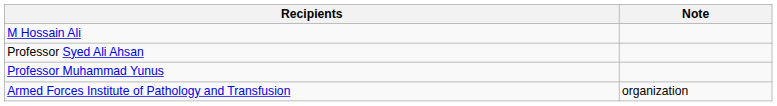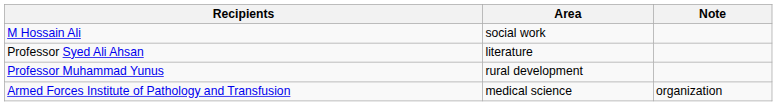+ column: (568, 14)
